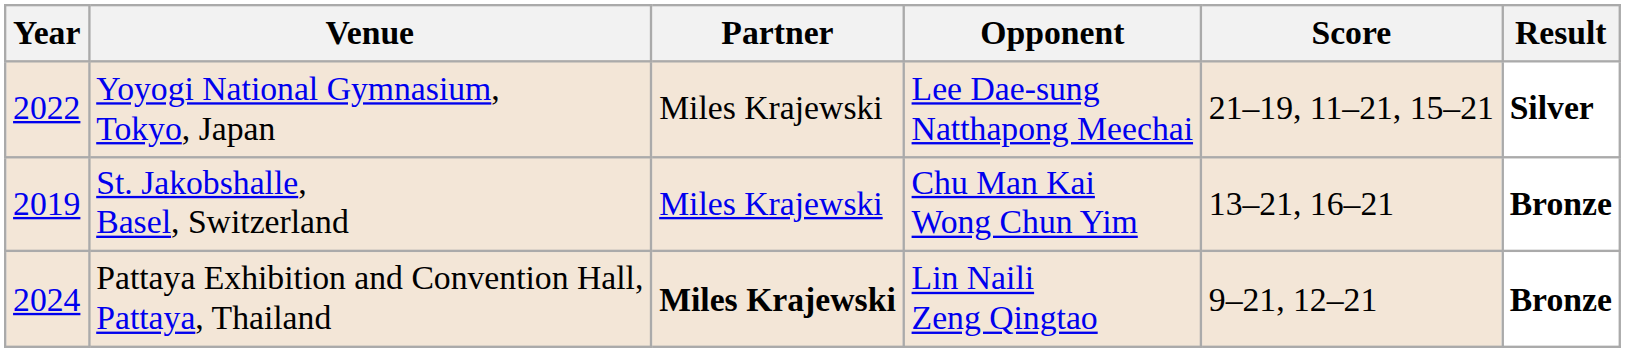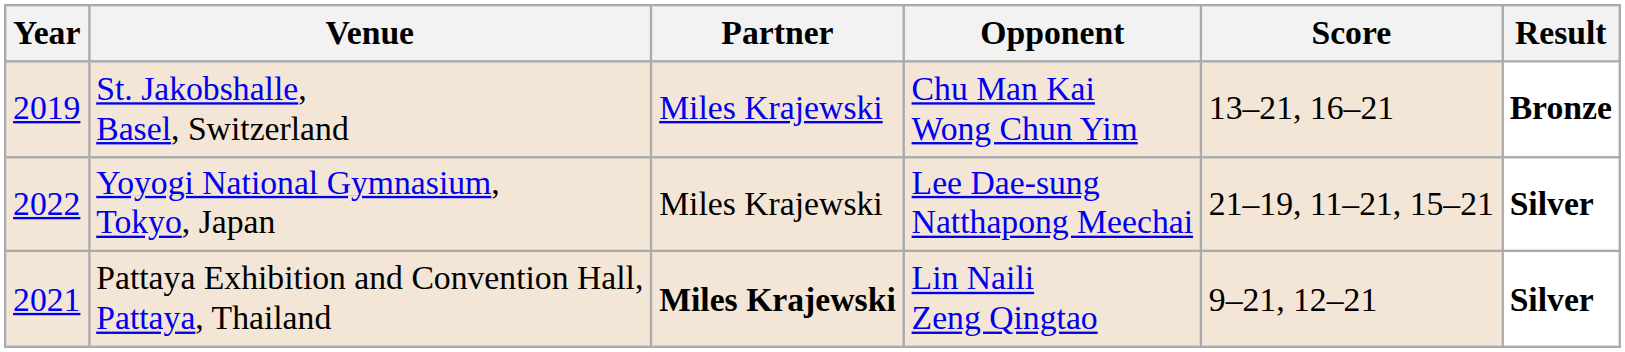rows swapped: (222, 203) <-> (298, 108)
(47, 298) 2024 -> (47, 298) 2021
(1561, 298) Bronze -> (1552, 298) Silver
